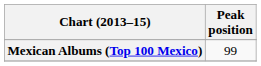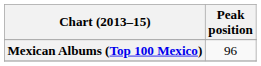(231, 50) 99 -> (231, 50) 96
